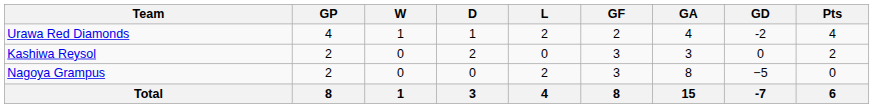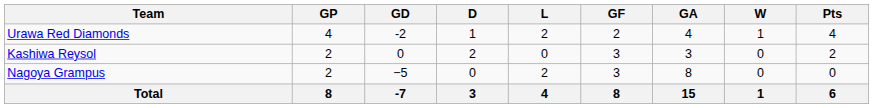columns swapped: (400, 14) <-> (760, 14)
